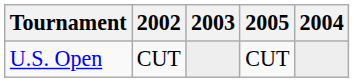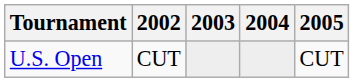columns swapped: (322, 22) <-> (267, 22)
